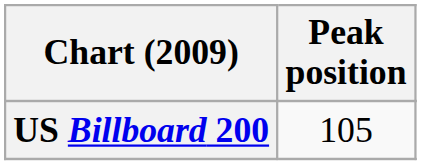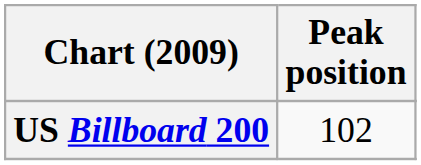(346, 129) 105 -> (346, 129) 102
